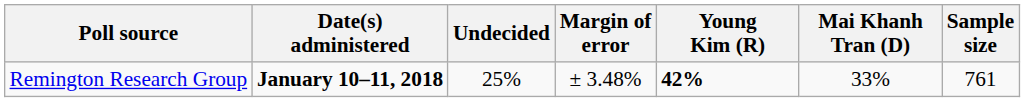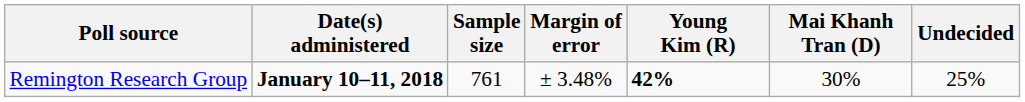columns swapped: (980, 33) <-> (501, 33)
(870, 79) 33% -> (841, 79) 30%
